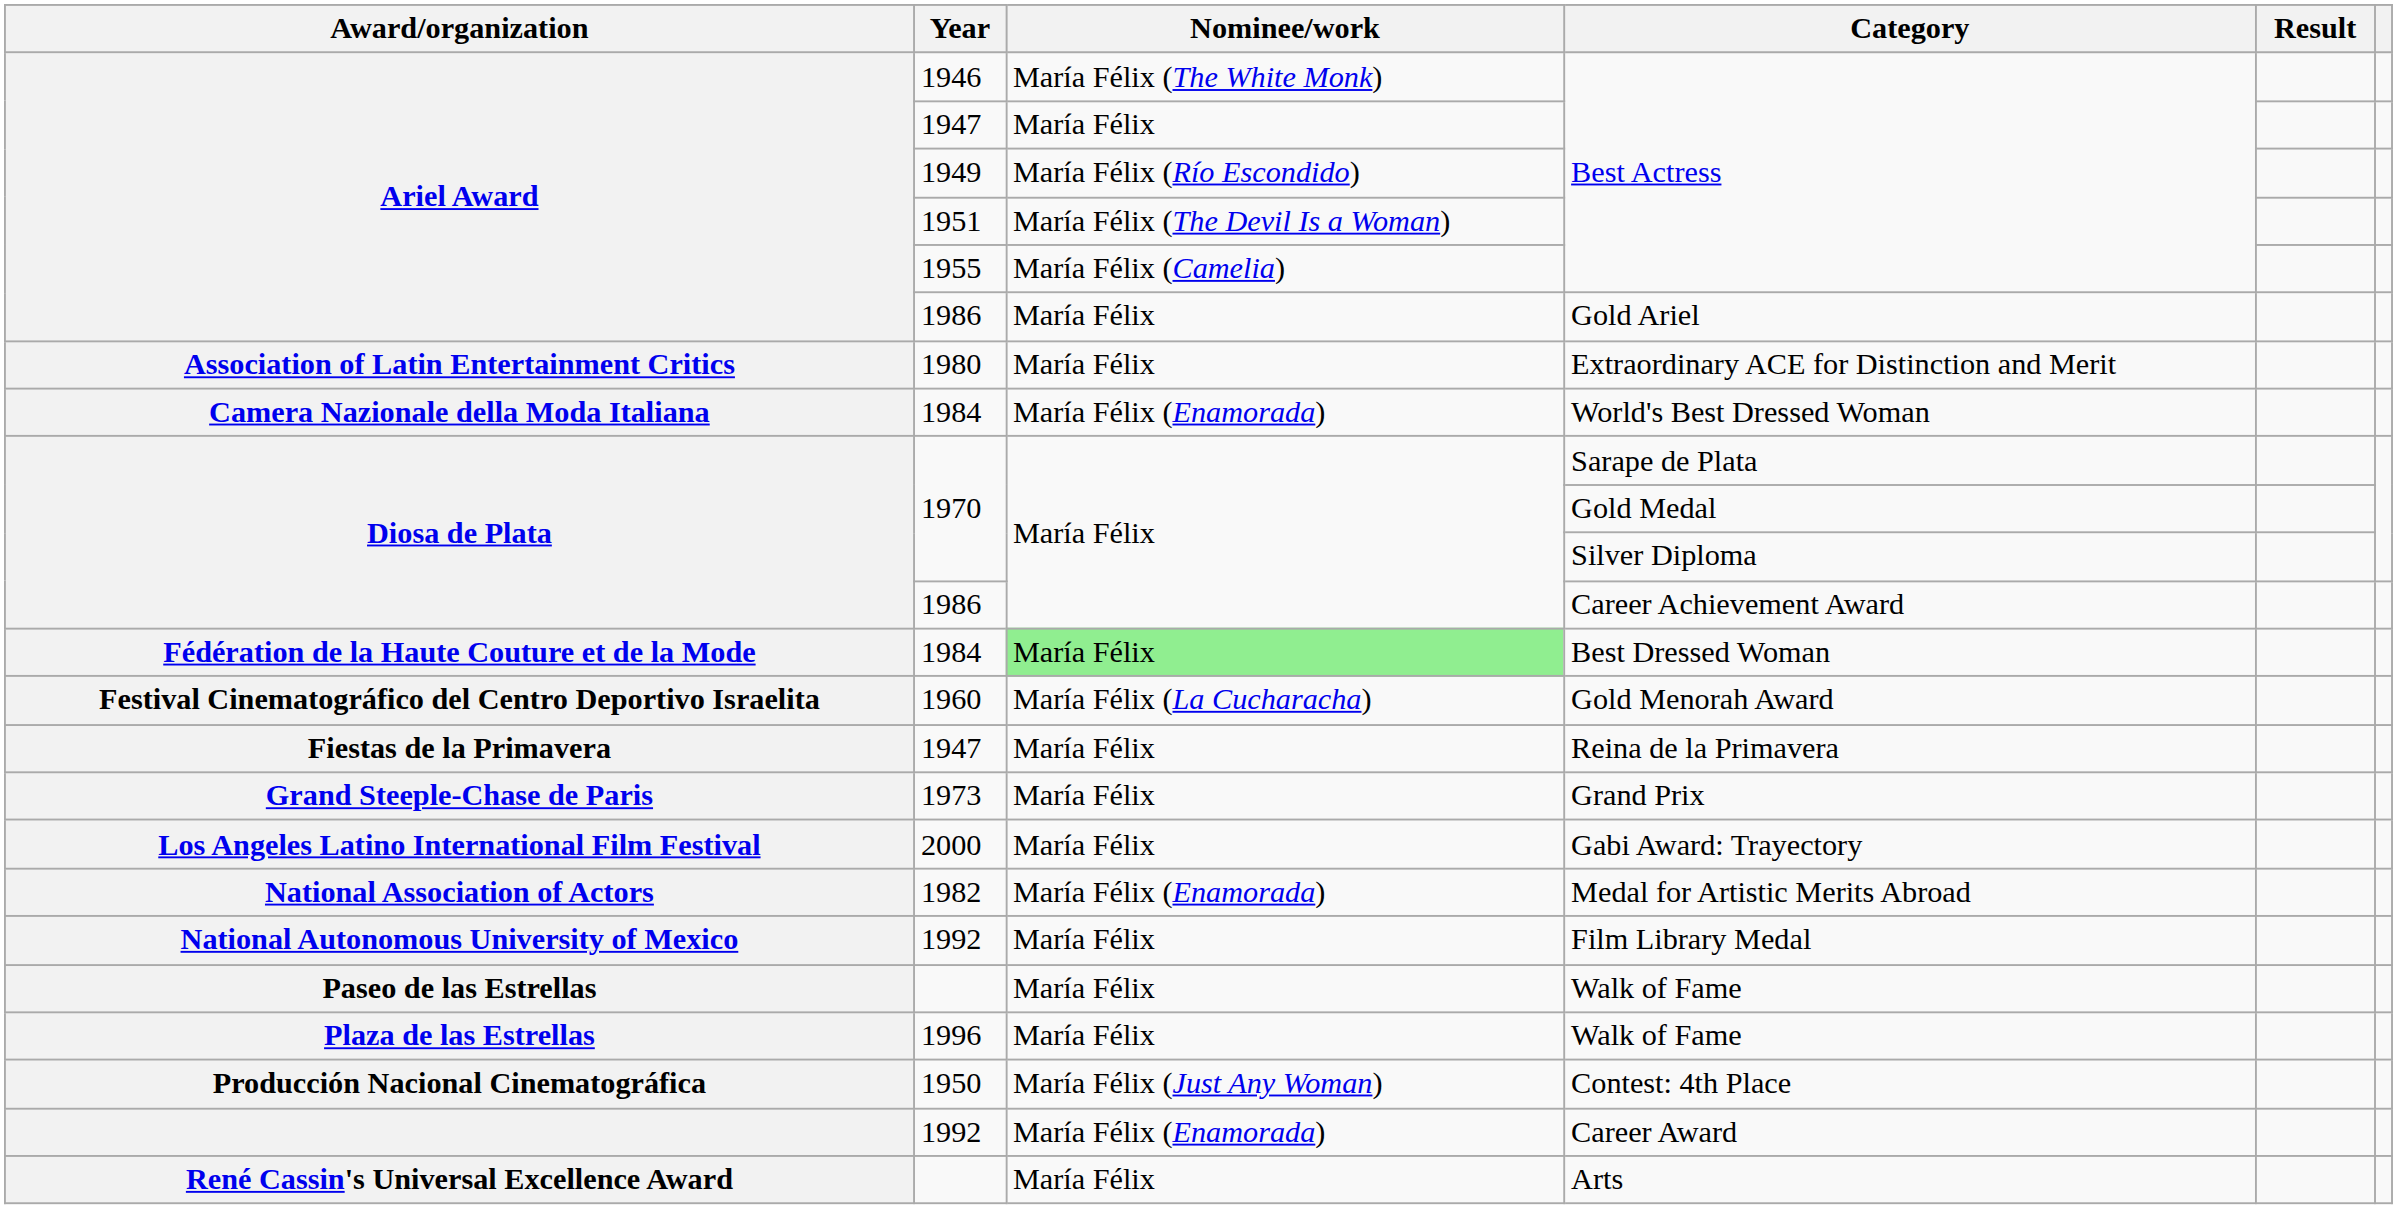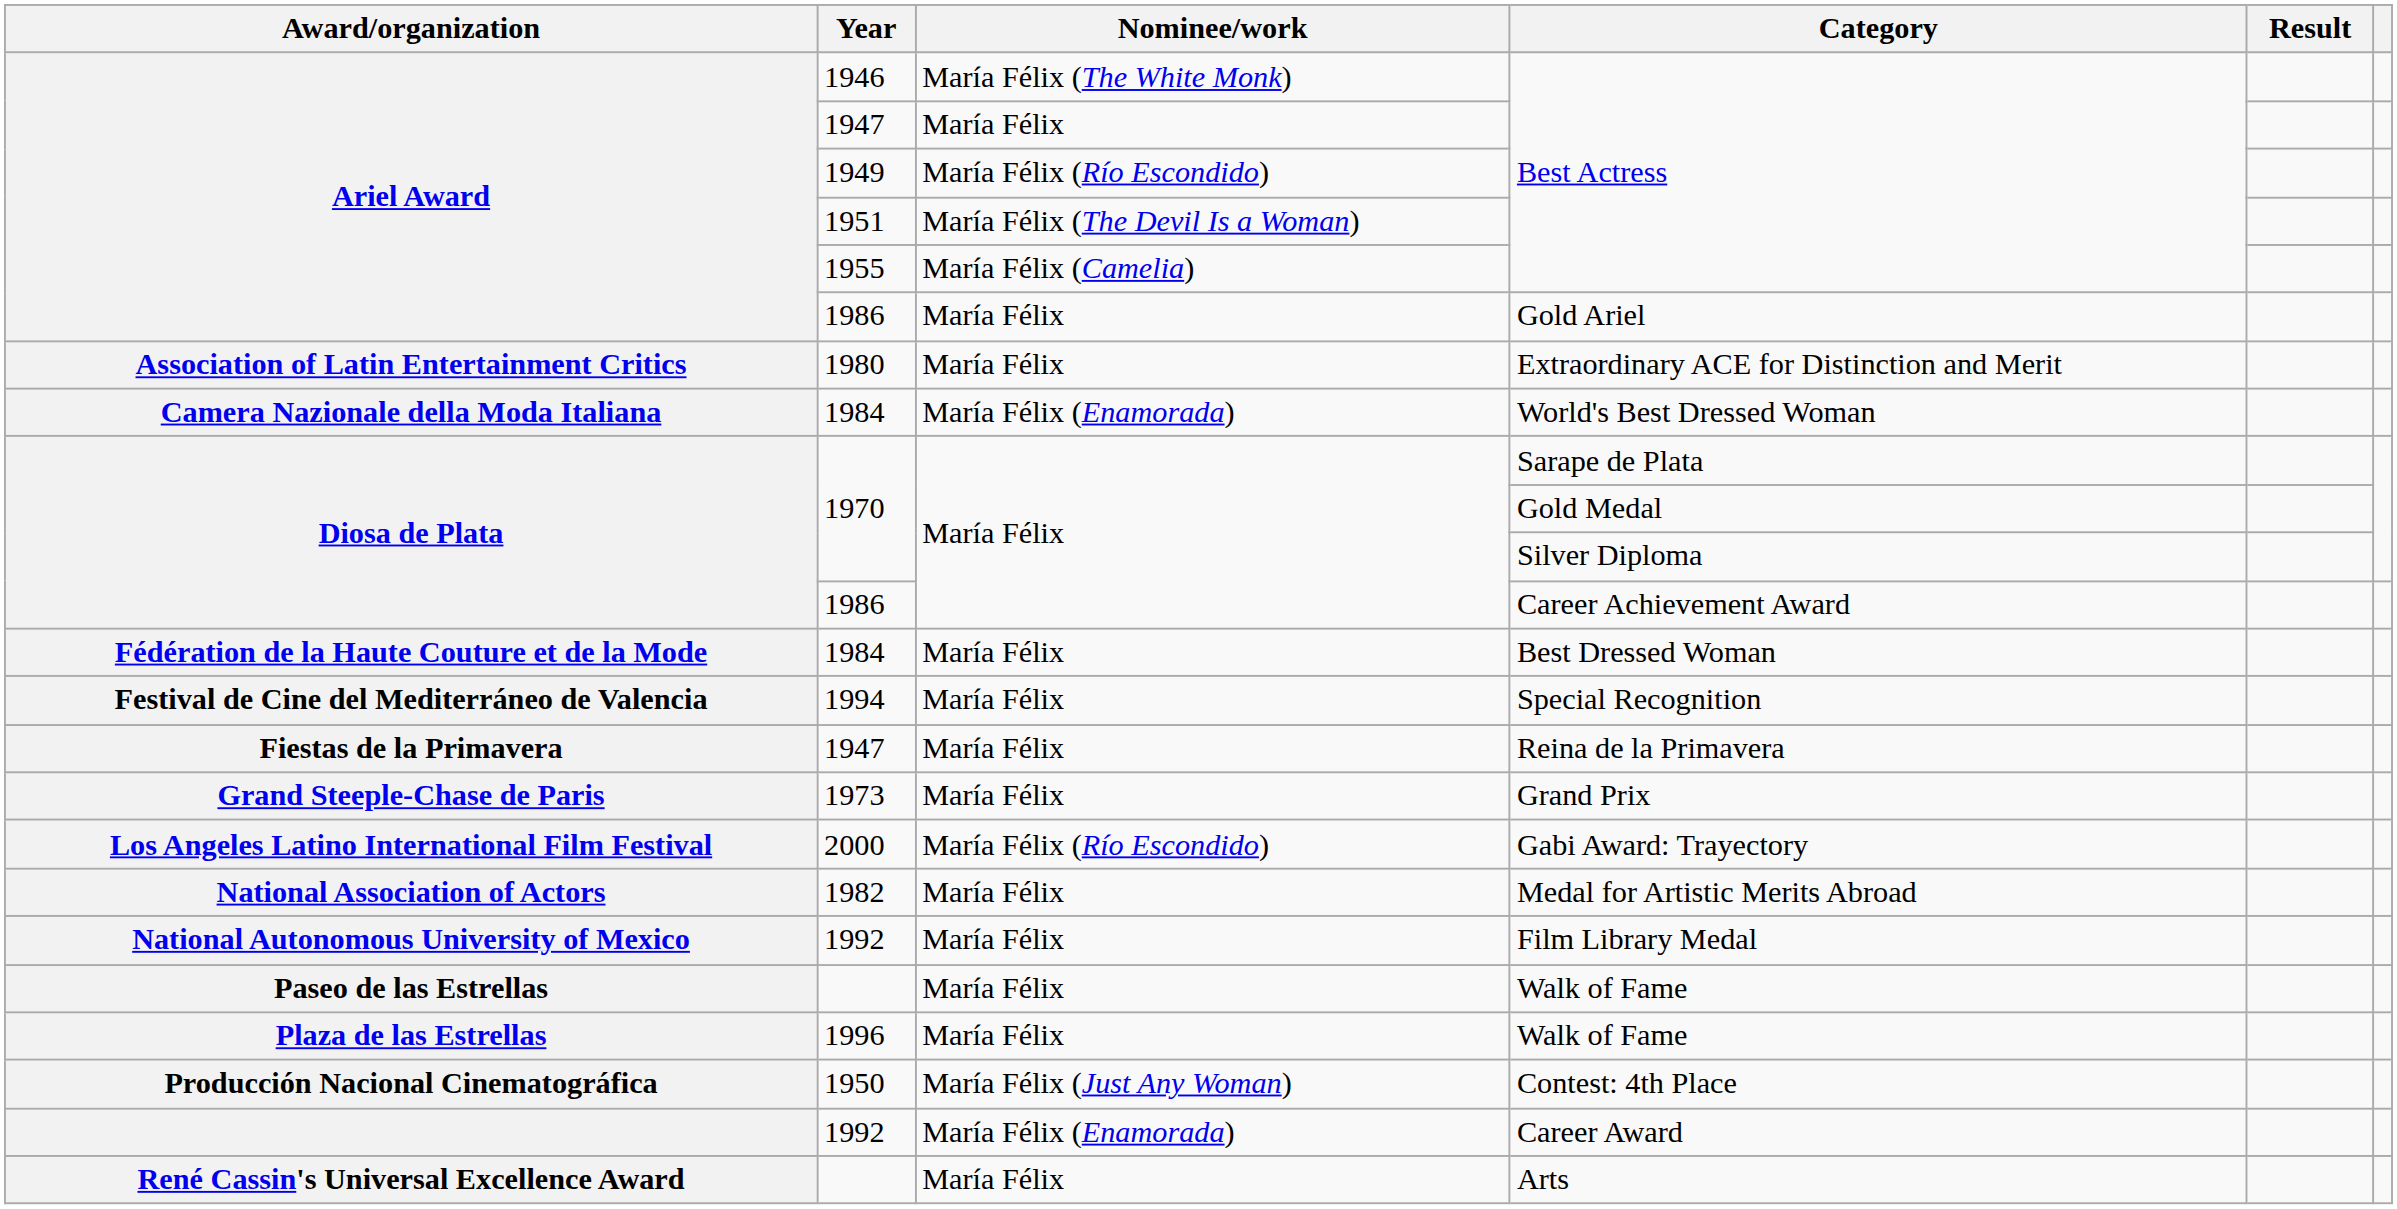(1084, 651) lightgreen background -> (993, 651) no background
- row: (951, 699)
+ row: (854, 699)
(1084, 843) María Félix -> (1096, 843) María Félix (Río Escondido)
(1169, 891) María Félix (Enamorada) -> (993, 891) María Félix
